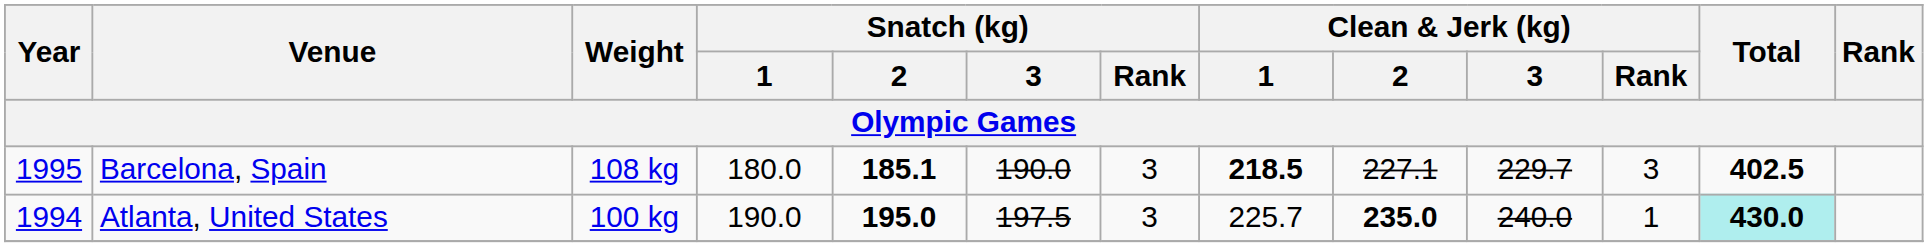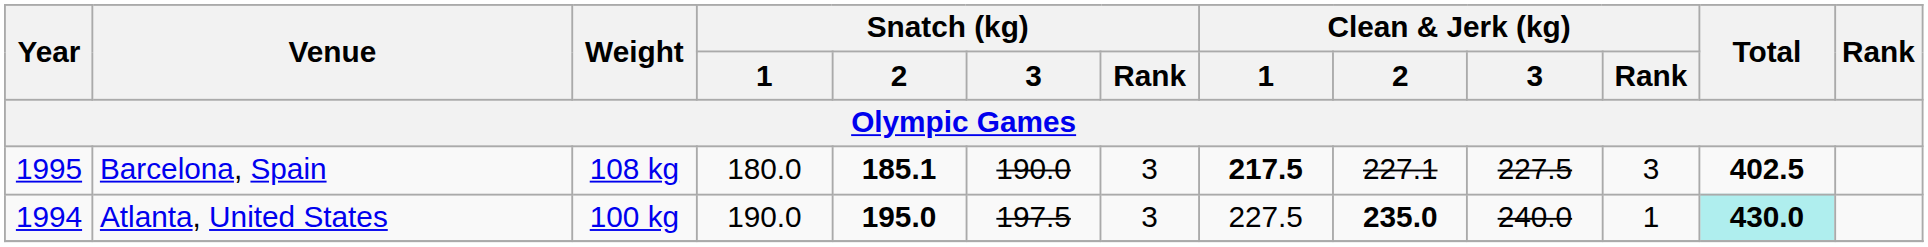(1266, 169) 218.5 -> (1266, 169) 217.5
(1535, 169) 229.7 -> (1535, 169) 227.5
(1266, 216) 225.7 -> (1266, 216) 227.5
